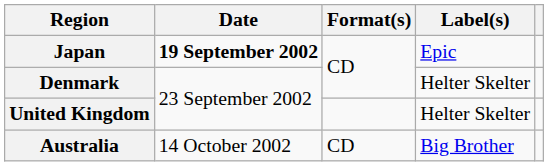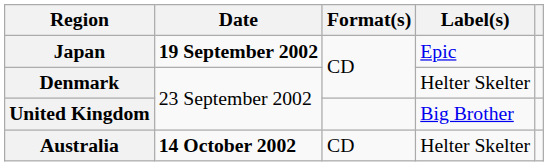(475, 113) Helter Skelter -> (467, 113) Big Brother
(225, 144) normal -> (227, 144) bold
(467, 144) Big Brother -> (475, 144) Helter Skelter
